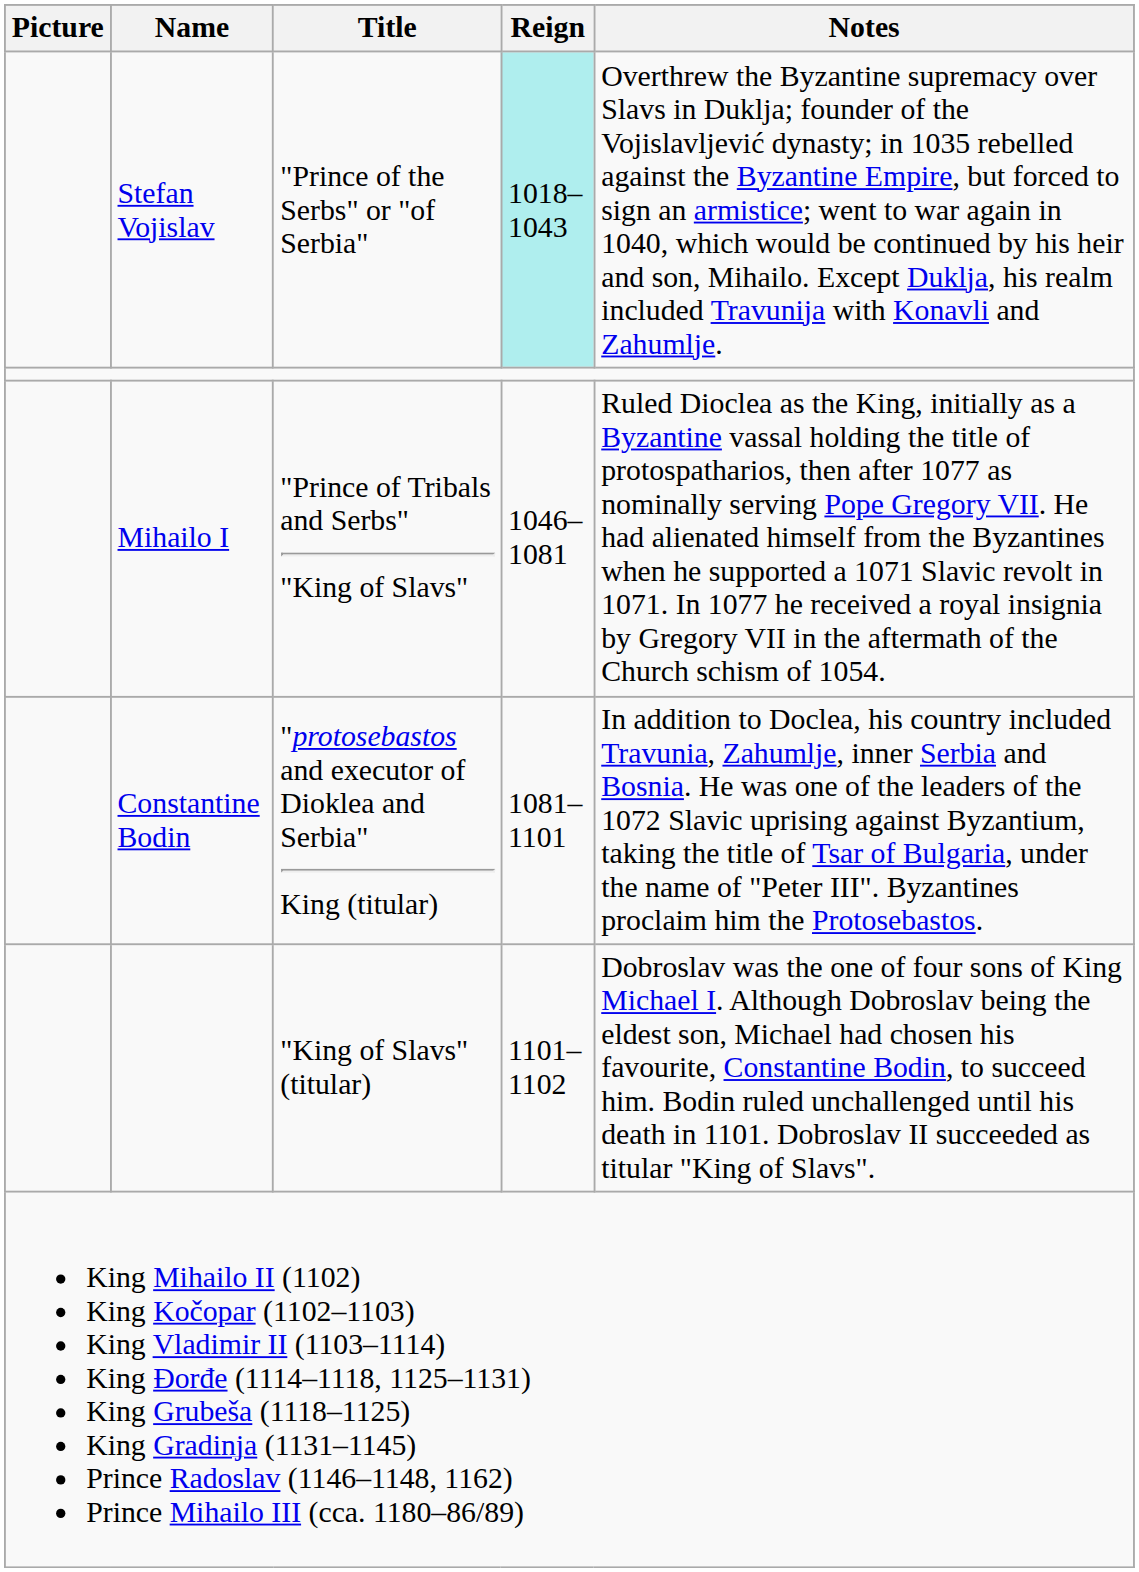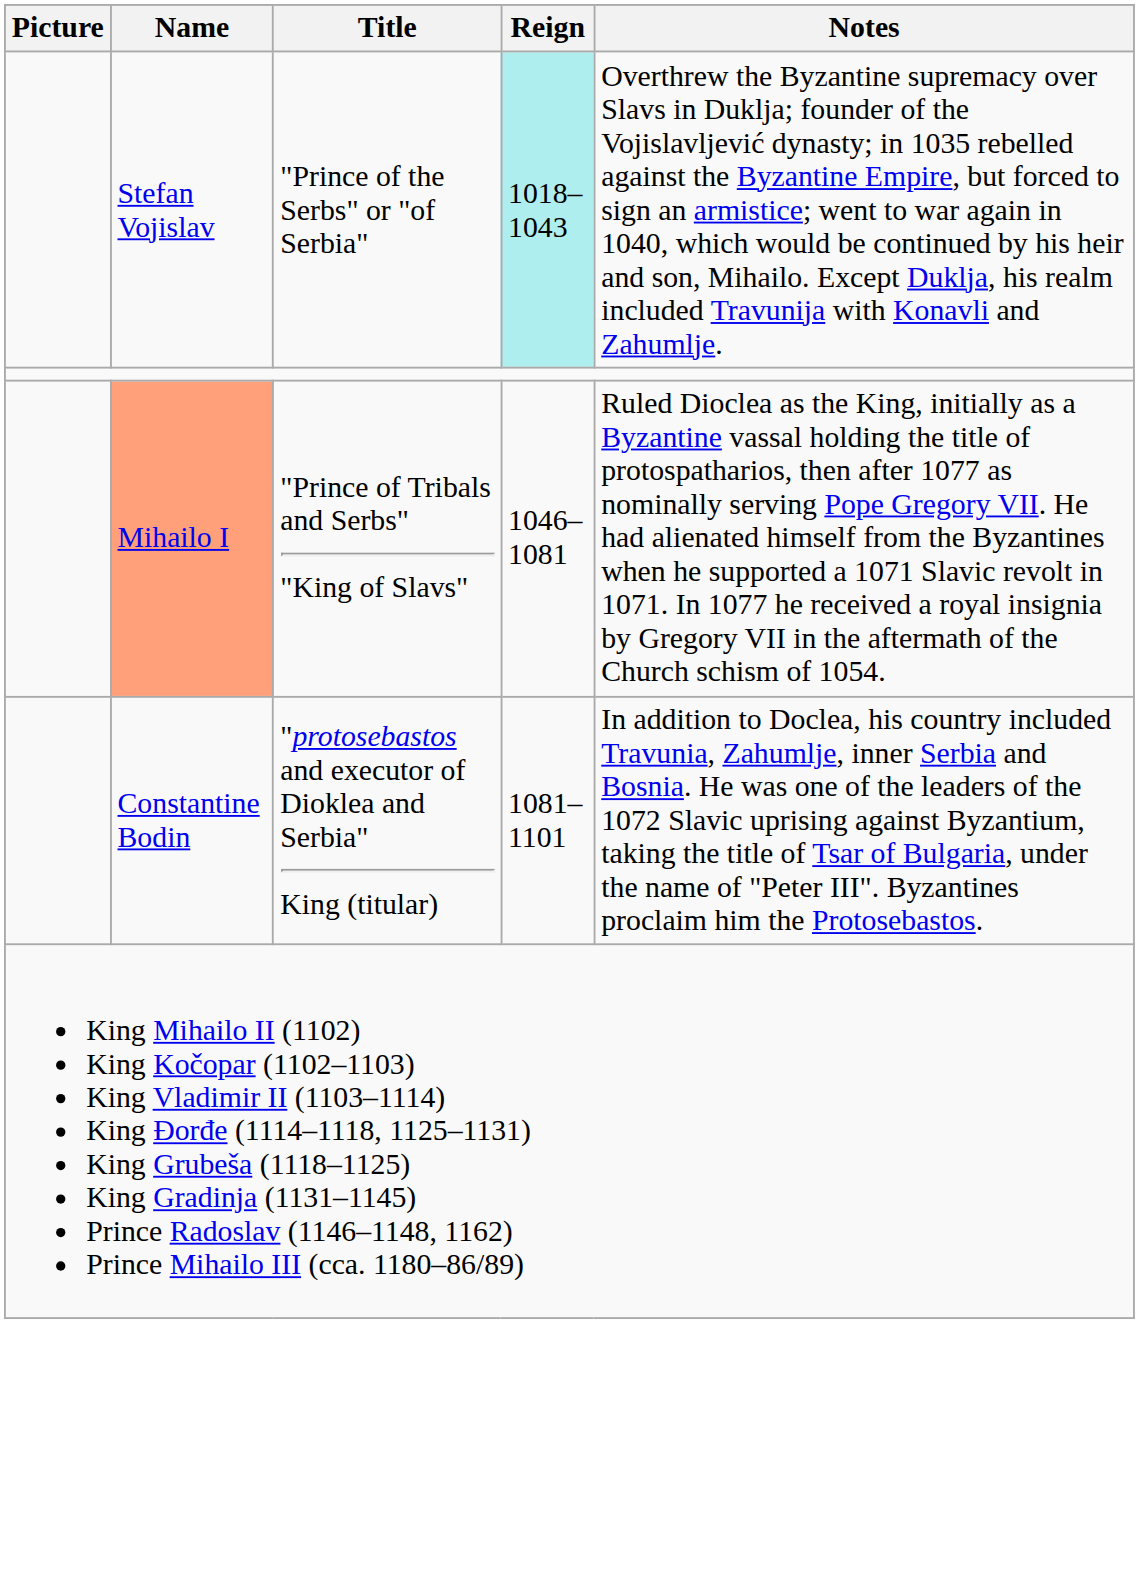(173, 537) no background -> (173, 537) lightsalmon background
- row: (374, 1067)
